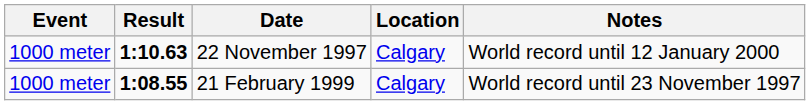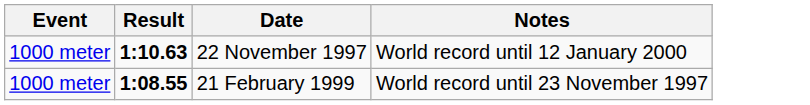- column: (418, 20)
